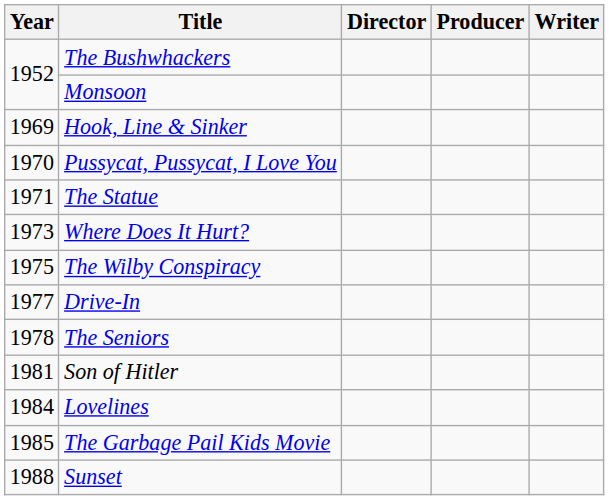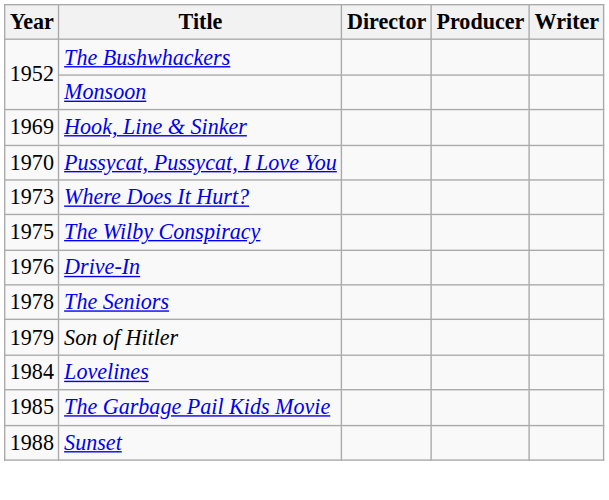- row: (111, 197)
(32, 302) 1977 -> (32, 267) 1976
(32, 372) 1981 -> (32, 337) 1979
